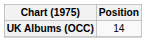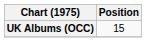(119, 28) 14 -> (119, 28) 15
